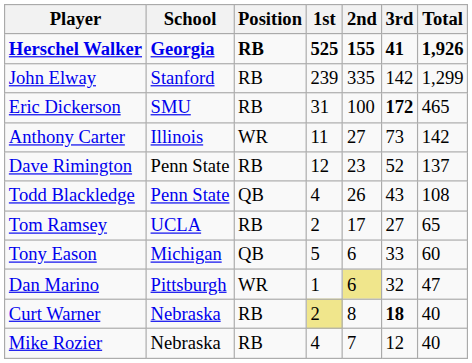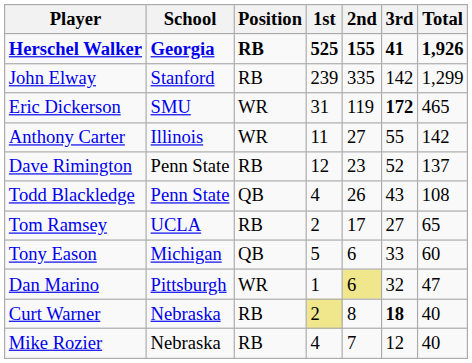(250, 107) RB -> (253, 107) WR
(361, 107) 100 -> (360, 107) 119
(395, 136) 73 -> (395, 136) 55
